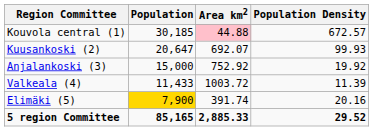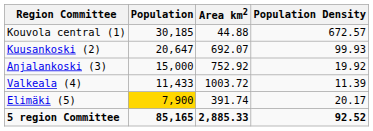(233, 32) pink background -> (233, 32) no background
(350, 100) 20.16 -> (350, 100) 20.17
(350, 117) 29.52 -> (350, 117) 92.52
